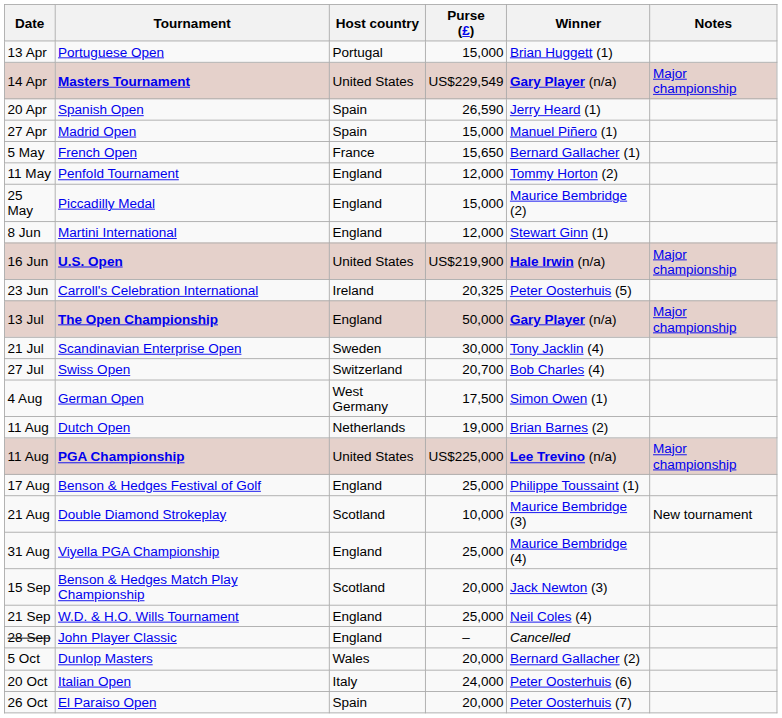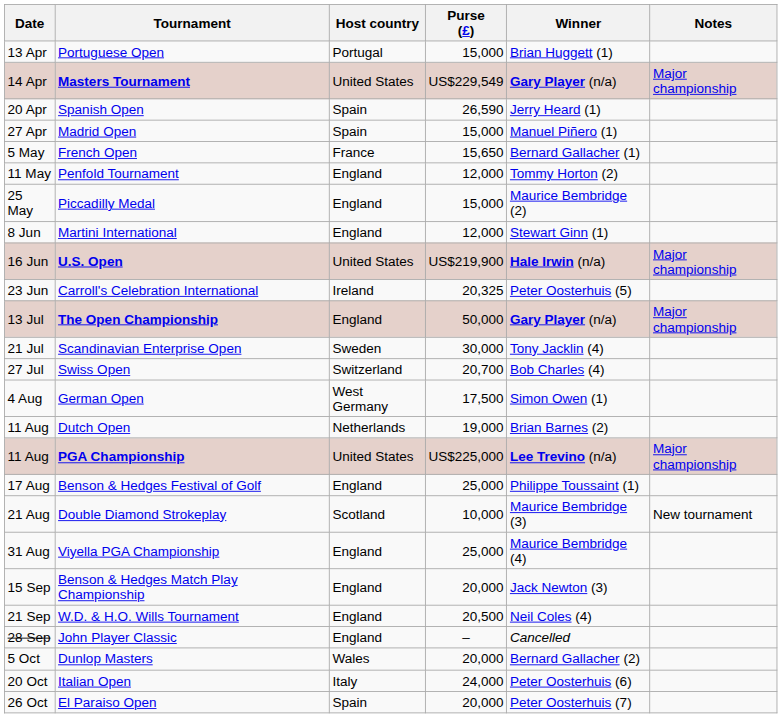(359, 587) Scotland -> (357, 587) England
(483, 616) 25,000 -> (483, 616) 20,500
